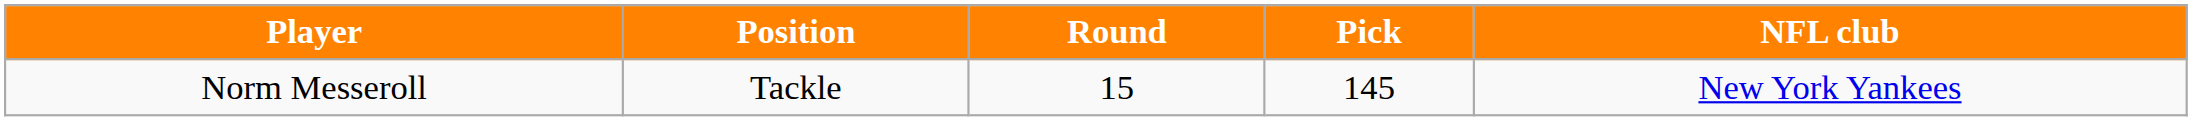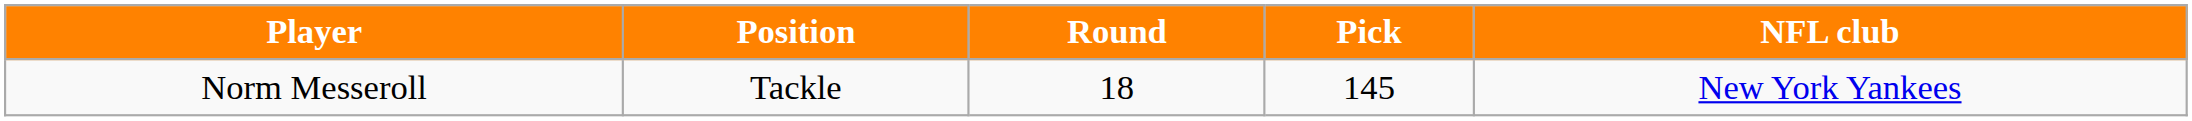(1117, 86) 15 -> (1117, 86) 18
